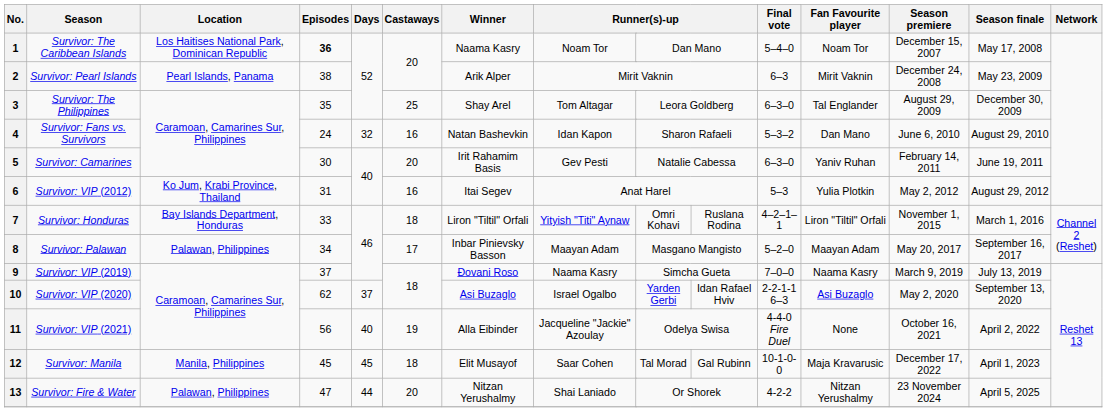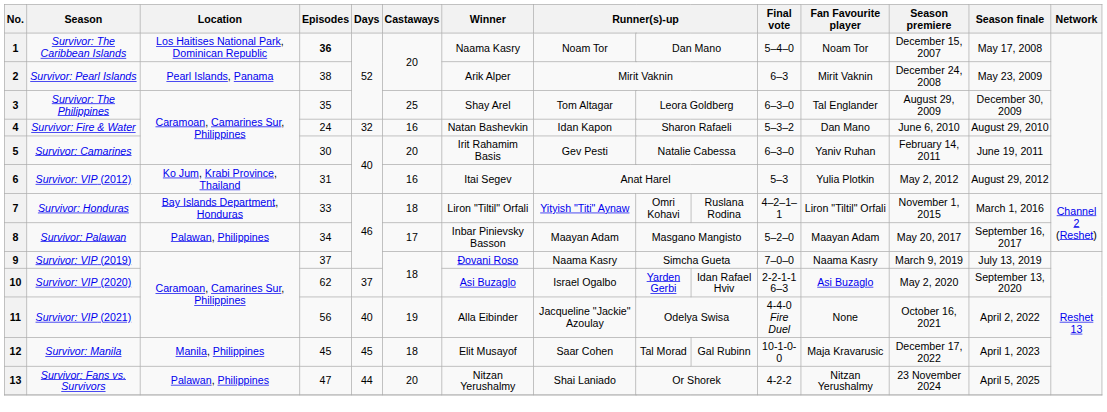(83, 134) Survivor: Fans vs. Survivors -> (83, 128) Survivor: Fire & Water
(83, 393) Survivor: Fire & Water -> (83, 381) Survivor: Fans vs. Survivors
